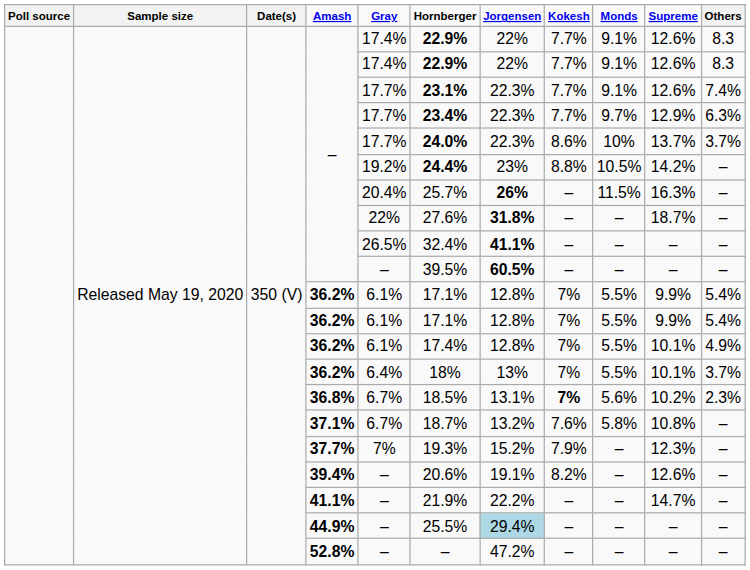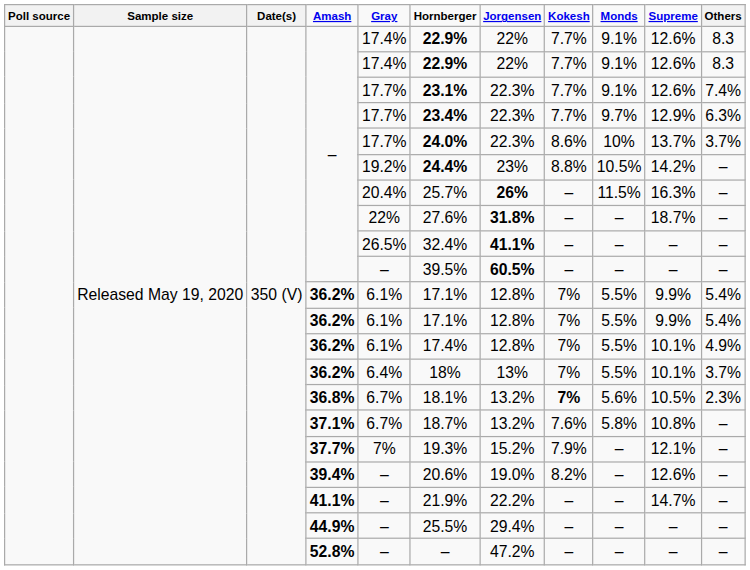(445, 398) 18.5% -> (445, 398) 18.1%
(512, 398) 13.1% -> (512, 398) 13.2%
(673, 398) 10.2% -> (673, 398) 10.5%
(673, 449) 12.3% -> (673, 449) 12.1%
(512, 475) 19.1% -> (512, 475) 19.0%
(512, 526) lightblue background -> (512, 526) no background
